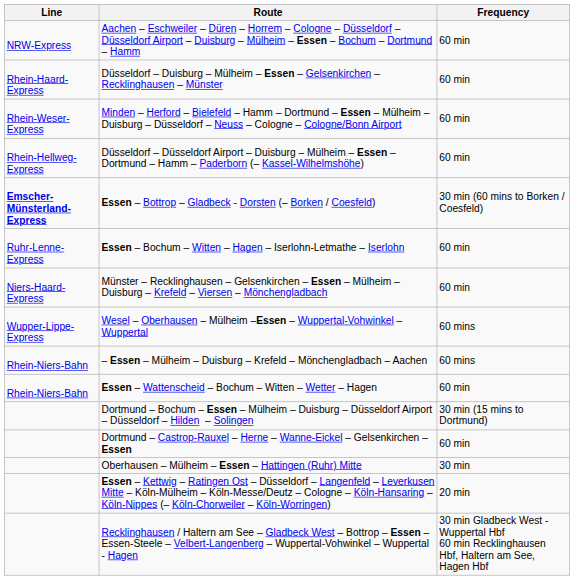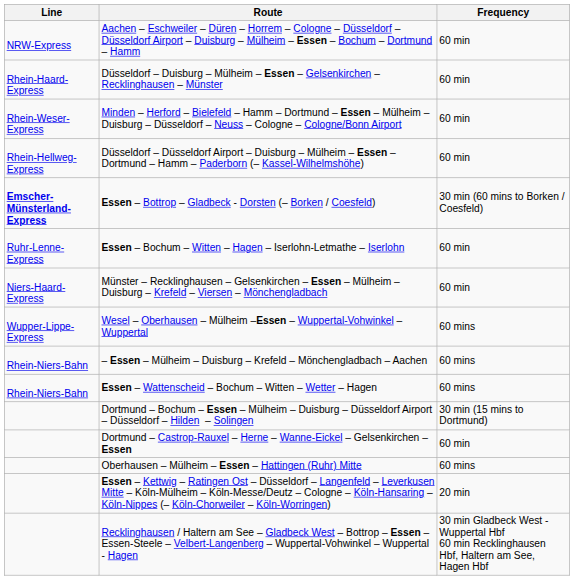(455, 388) 60 min -> (457, 388) 60 mins
(455, 465) 30 min -> (457, 465) 60 mins
